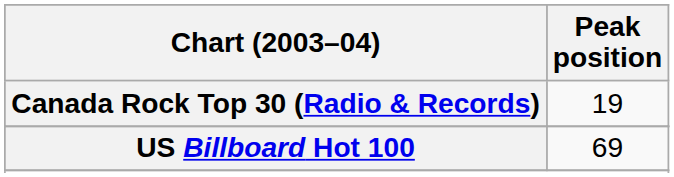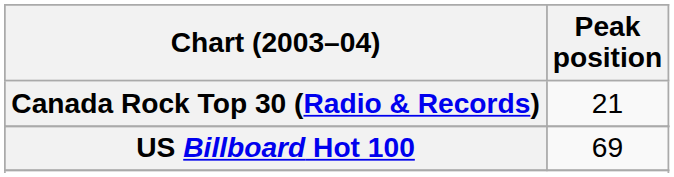(607, 103) 19 -> (607, 103) 21
